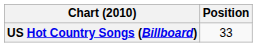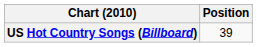(226, 32) 33 -> (226, 32) 39
